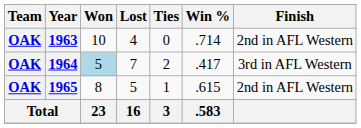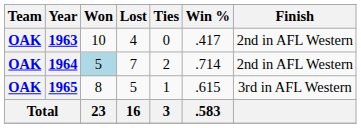(208, 40) .714 -> (208, 40) .417
(208, 64) .417 -> (208, 64) .714
(295, 64) 3rd in AFL Western -> (295, 64) 2nd in AFL Western
(295, 88) 2nd in AFL Western -> (295, 88) 3rd in AFL Western
